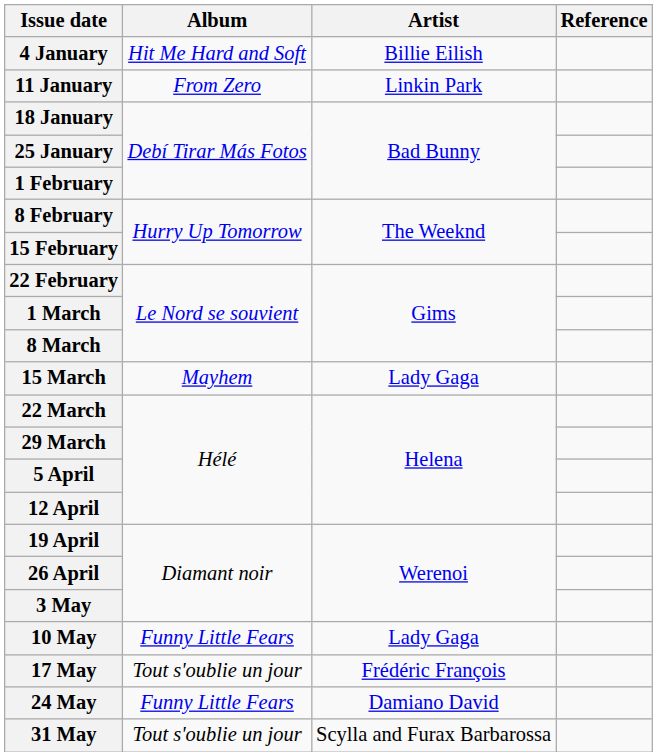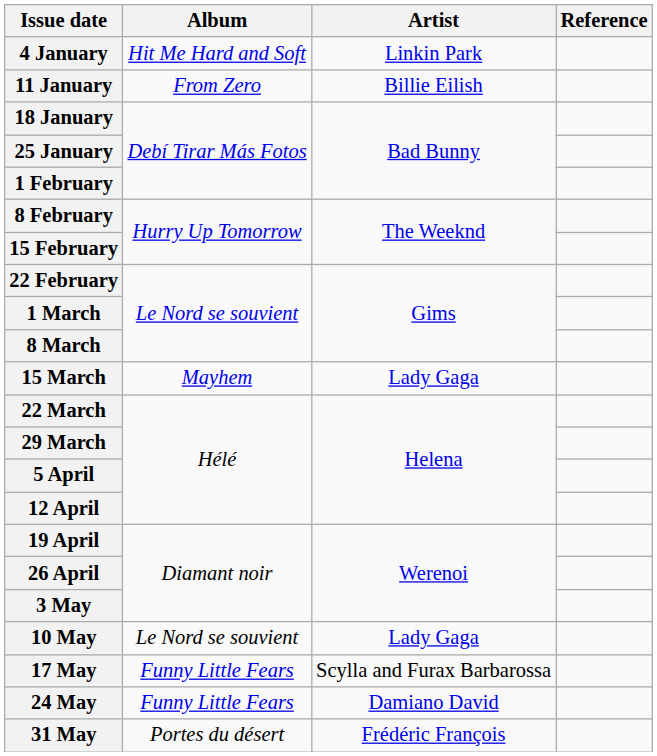(434, 53) Billie Eilish -> (434, 53) Linkin Park
(434, 85) Linkin Park -> (434, 85) Billie Eilish
(217, 637) Funny Little Fears -> (217, 637) Le Nord se souvient
(217, 670) Tout s'oublie un jour -> (217, 670) Funny Little Fears
(434, 670) Frédéric François -> (434, 670) Scylla and Furax Barbarossa
(217, 735) Tout s'oublie un jour -> (217, 735) Portes du désert
(434, 735) Scylla and Furax Barbarossa -> (434, 735) Frédéric François
